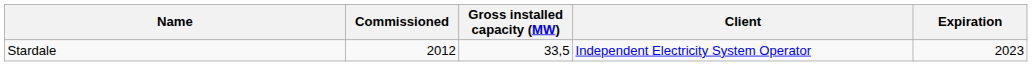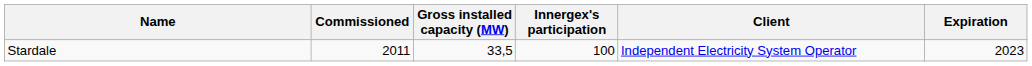+ column: (567, 22)
(441, 50) 2012 -> (396, 50) 2011
